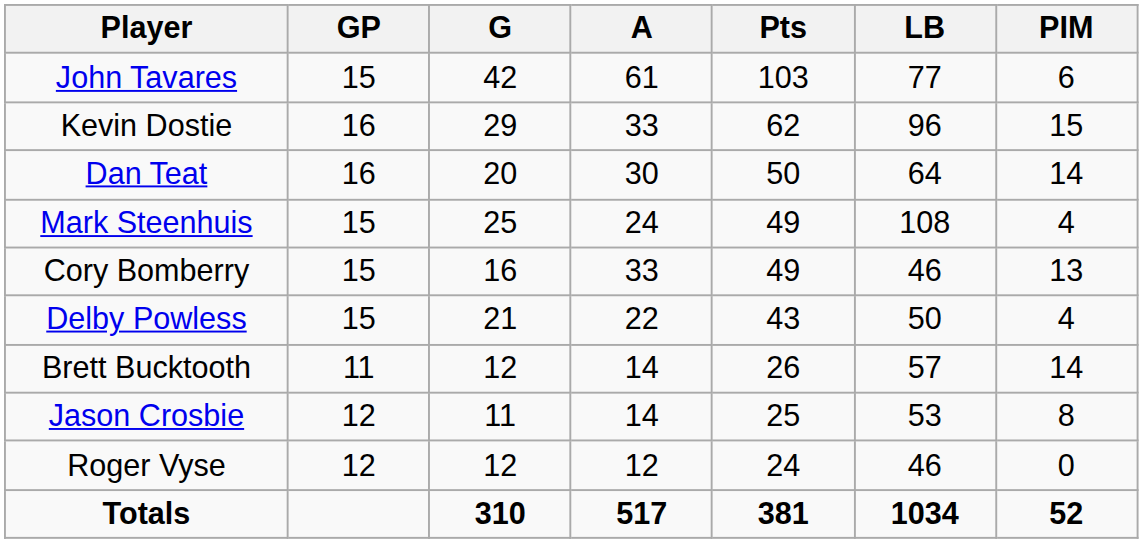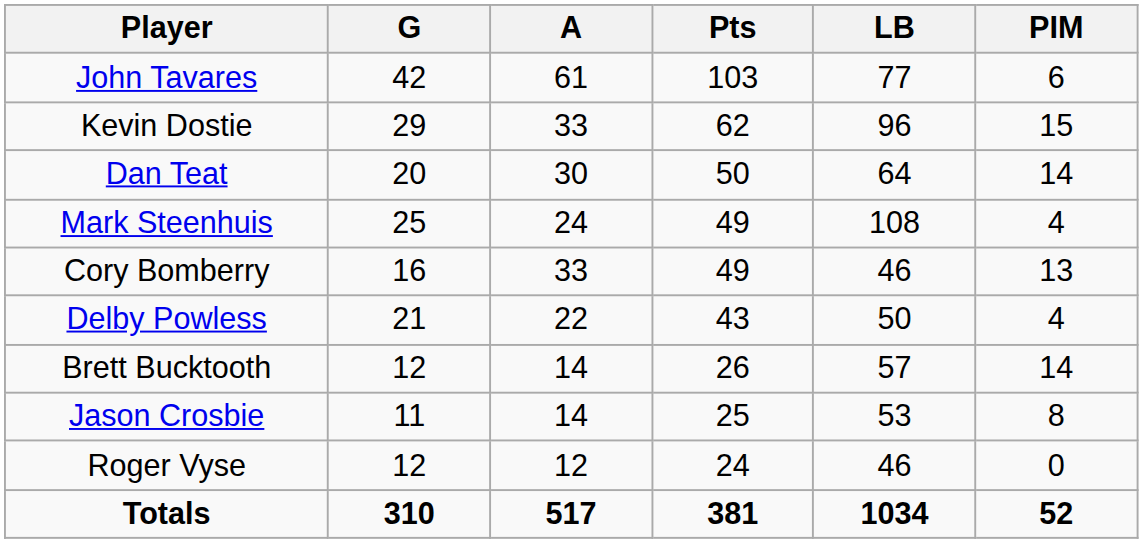- column: (359, 28)
